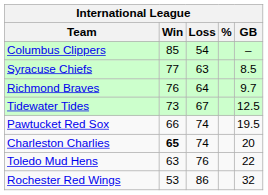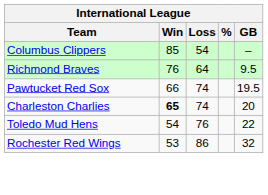- row: (50, 69)
(248, 87) 9.7 -> (248, 69) 9.5
- row: (48, 106)
(173, 161) 63 -> (173, 124) 54
